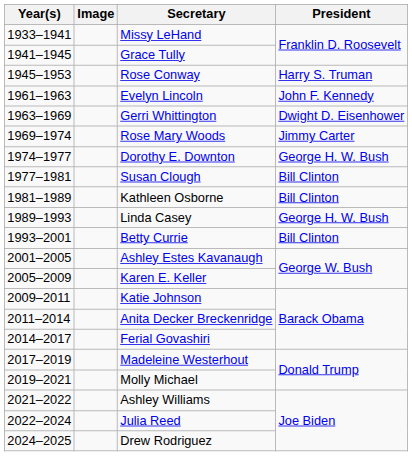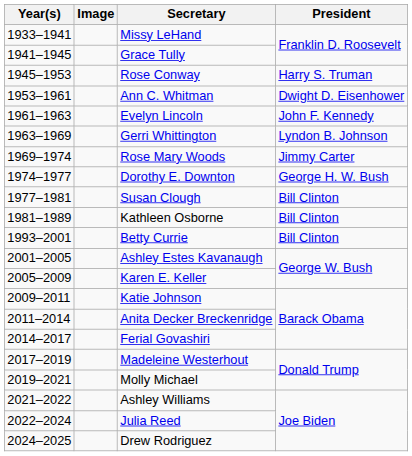+ row: (167, 95)
(341, 116) Dwight D. Eisenhower -> (333, 136) Lyndon B. Johnson
- row: (156, 217)
